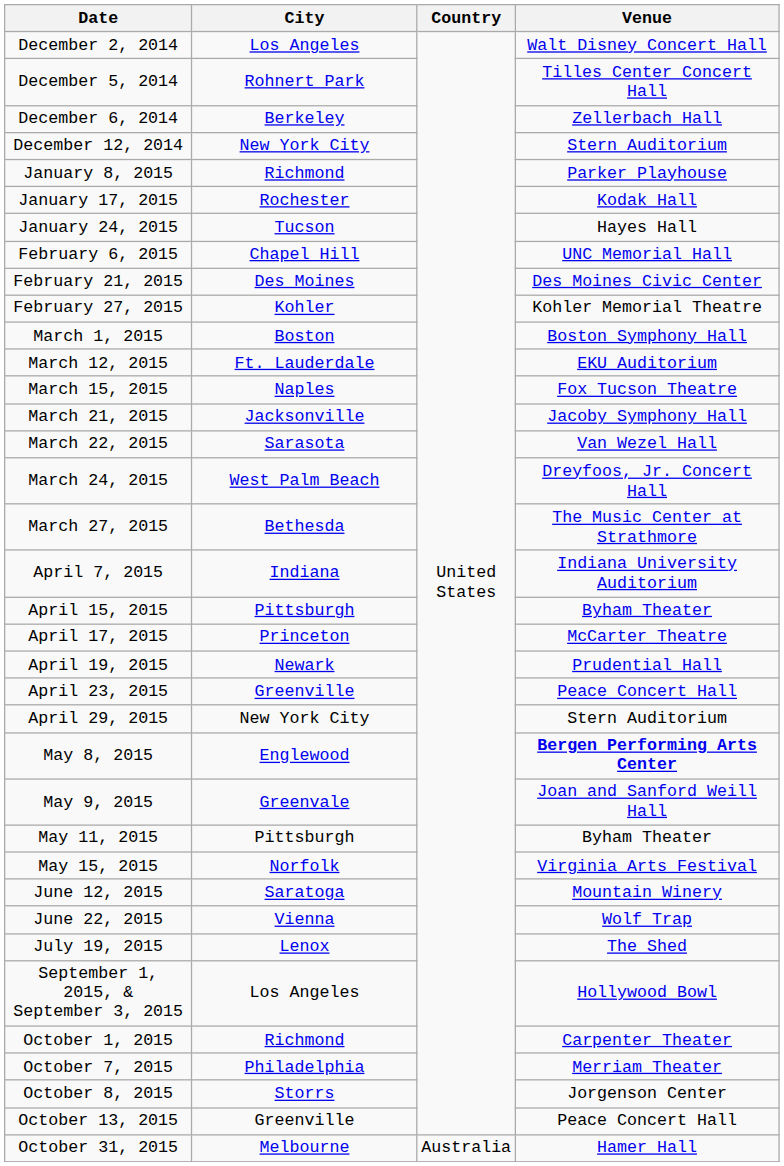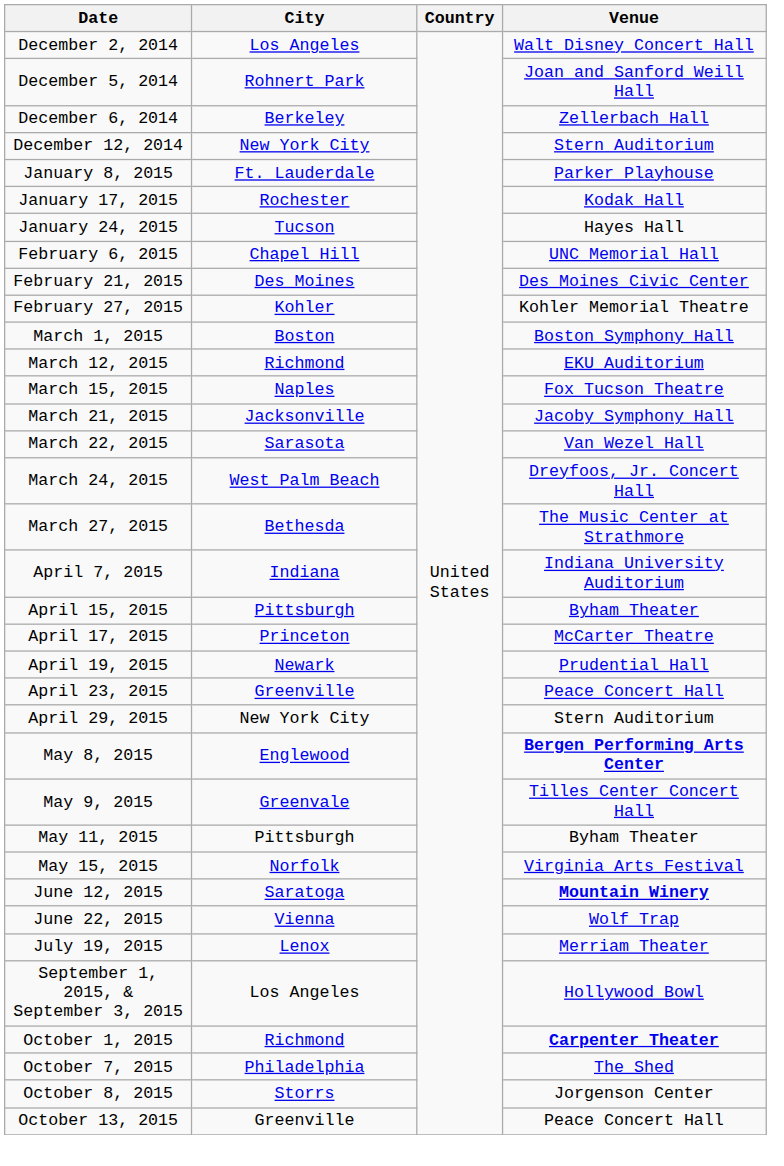(647, 82) Tilles Center Concert Hall -> (634, 82) Joan and Sanford Weill Hall
(305, 173) Richmond -> (305, 173) Ft. Lauderdale
(305, 363) Ft. Lauderdale -> (305, 363) Richmond
(647, 802) Joan and Sanford Weill Hall -> (634, 802) Tilles Center Concert Hall
(647, 893) normal -> (634, 893) bold
(647, 947) The Shed -> (634, 947) Merriam Theater
(647, 1040) normal -> (634, 1040) bold
(647, 1067) Merriam Theater -> (634, 1067) The Shed
- row: (98, 1148)
